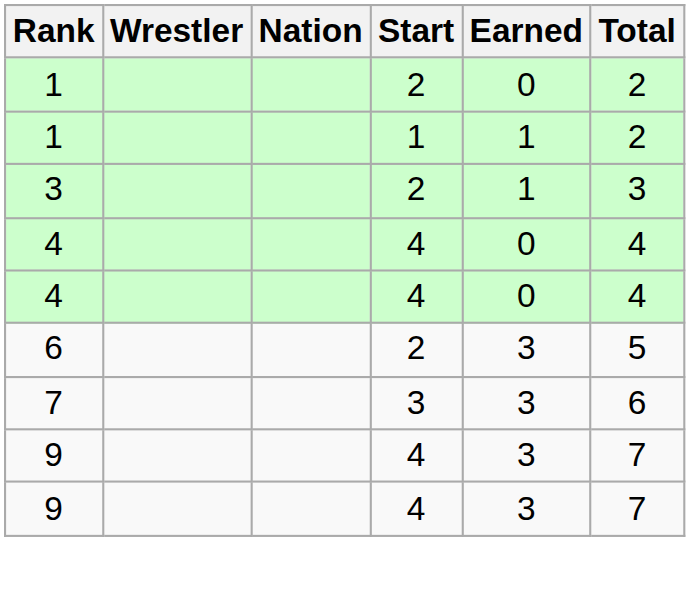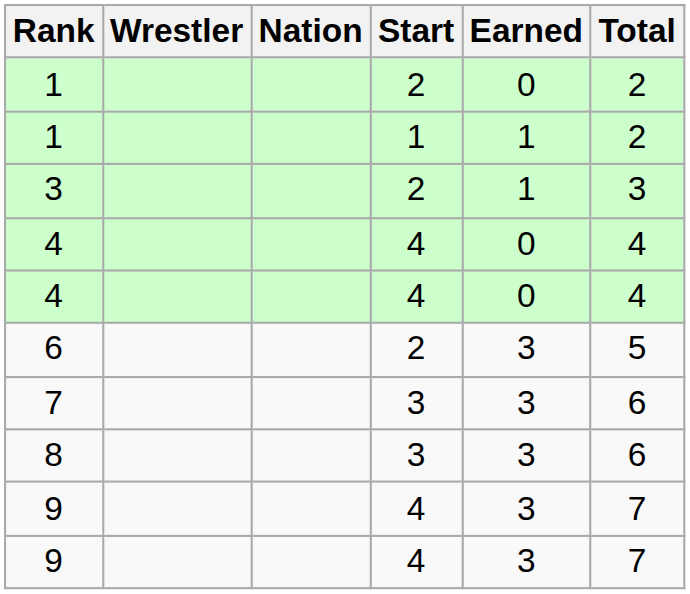+ row: (54, 455)
